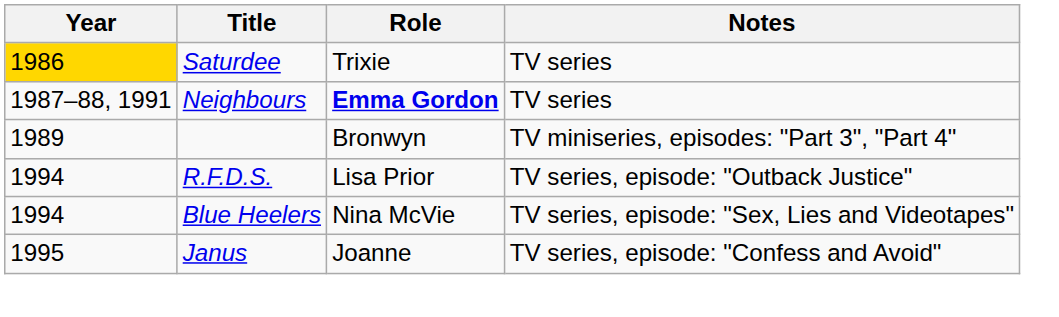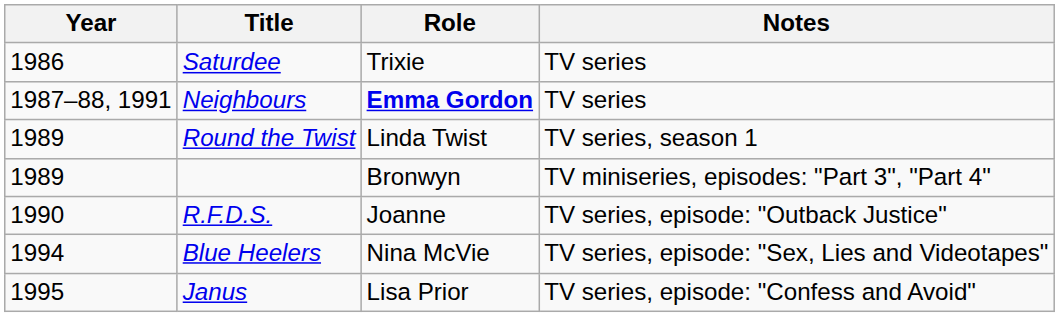(37, 61) gold background -> (37, 61) no background
+ row: (269, 138)
(37, 176) 1994 -> (37, 215) 1990
(383, 176) Lisa Prior -> (406, 215) Joanne
(372, 253) Joanne -> (418, 291) Lisa Prior
